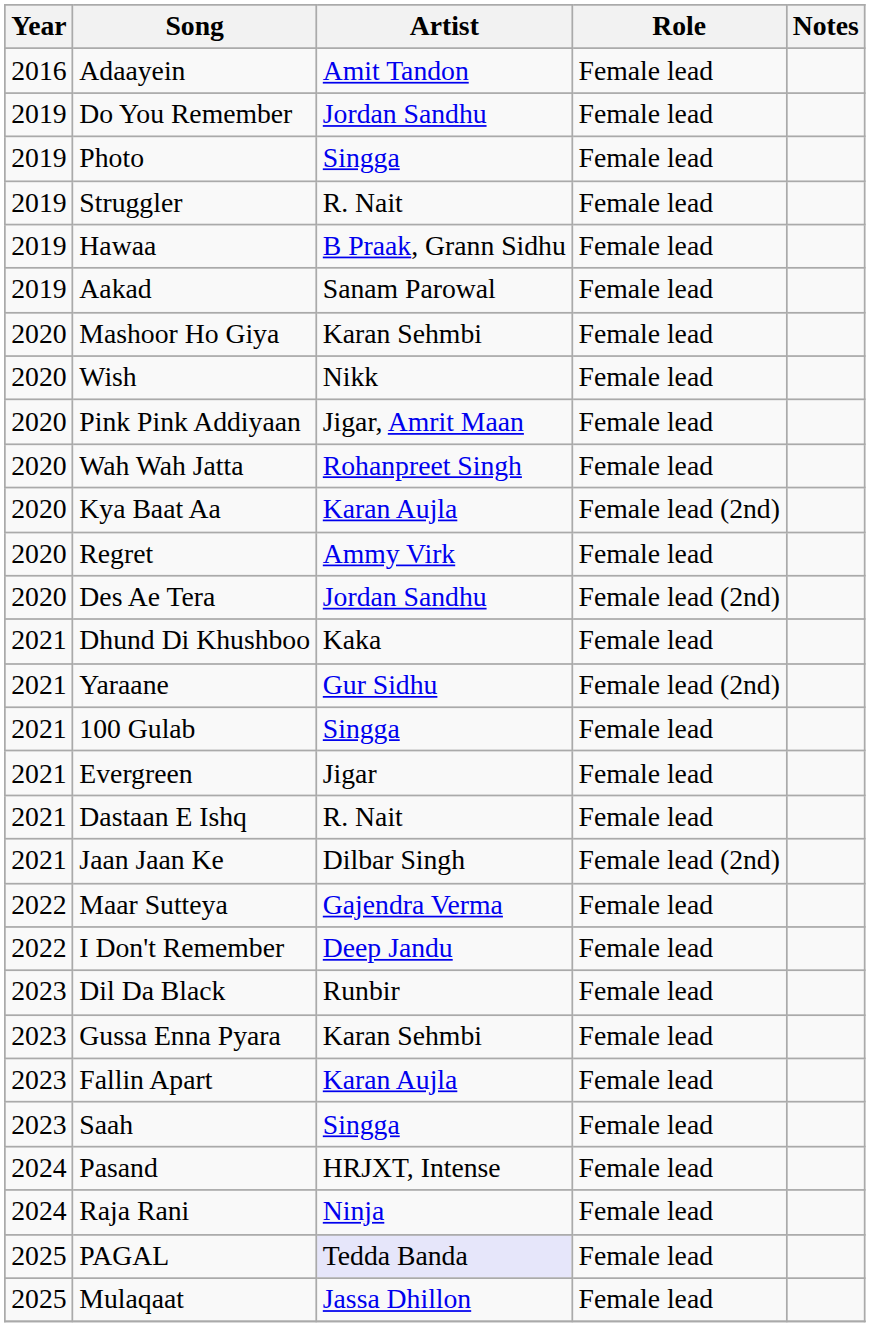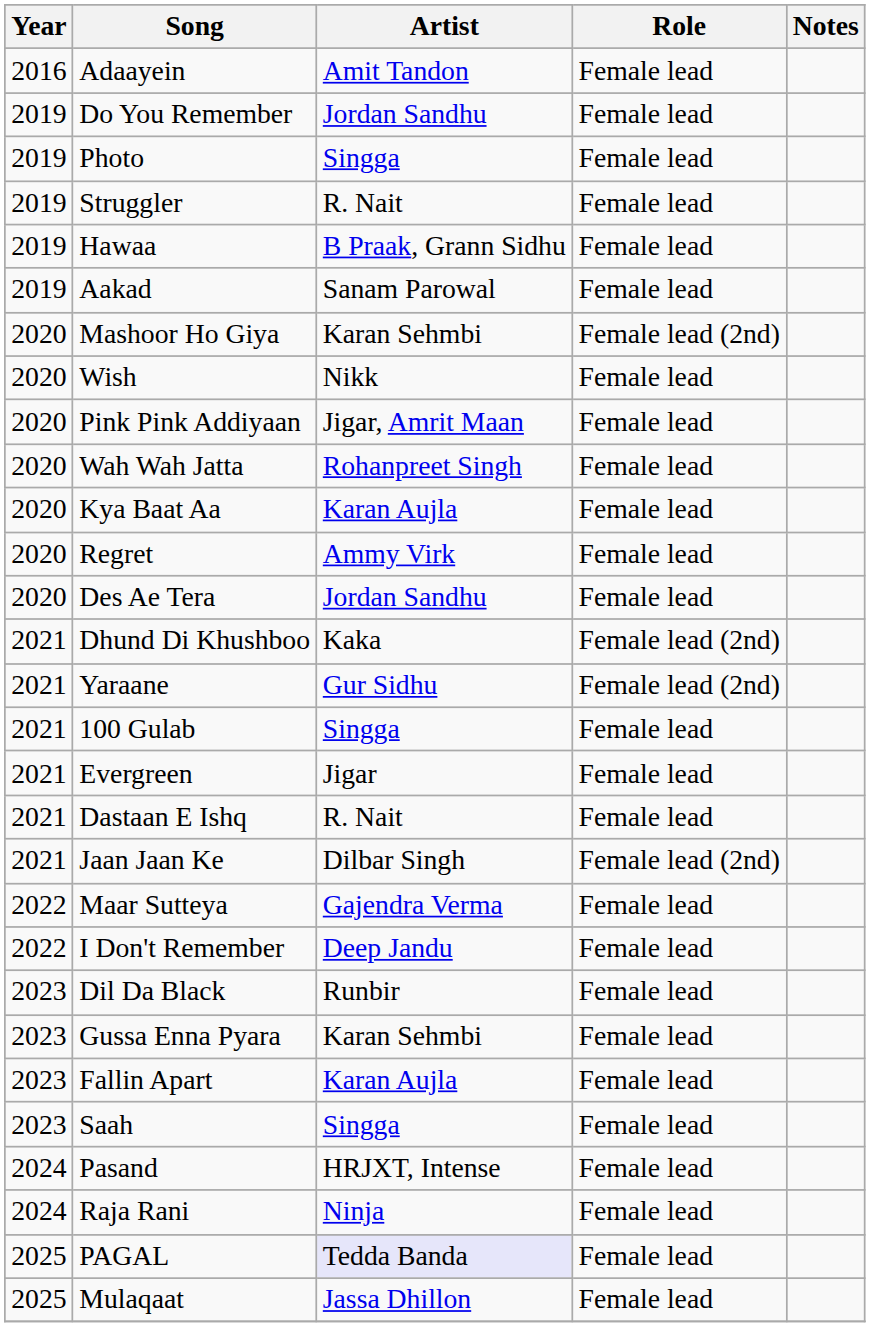(646, 333) Female lead -> (679, 333) Female lead (2nd)
(679, 509) Female lead (2nd) -> (646, 509) Female lead
(679, 597) Female lead (2nd) -> (646, 597) Female lead
(646, 641) Female lead -> (679, 641) Female lead (2nd)
